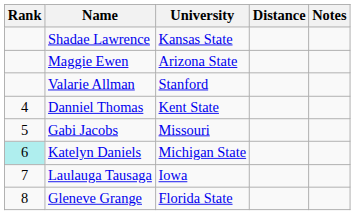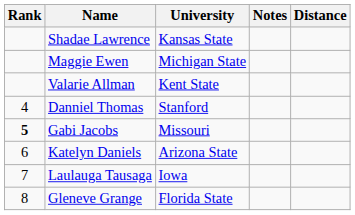columns swapped: (279, 15) <-> (329, 15)
(198, 61) Arizona State -> (202, 61) Michigan State
(183, 84) Stanford -> (189, 84) Kent State
(189, 107) Kent State -> (183, 107) Stanford
(25, 130) normal -> (25, 130) bold
(25, 152) paleturquoise background -> (25, 152) no background
(202, 152) Michigan State -> (198, 152) Arizona State
